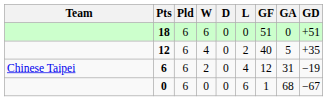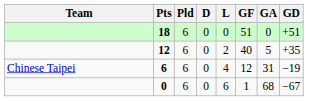- column: (206, 13)
